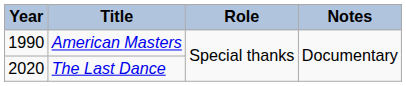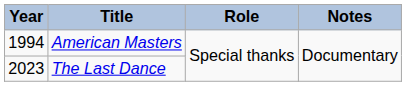(26, 42) 1990 -> (26, 42) 1994
(26, 68) 2020 -> (26, 68) 2023
